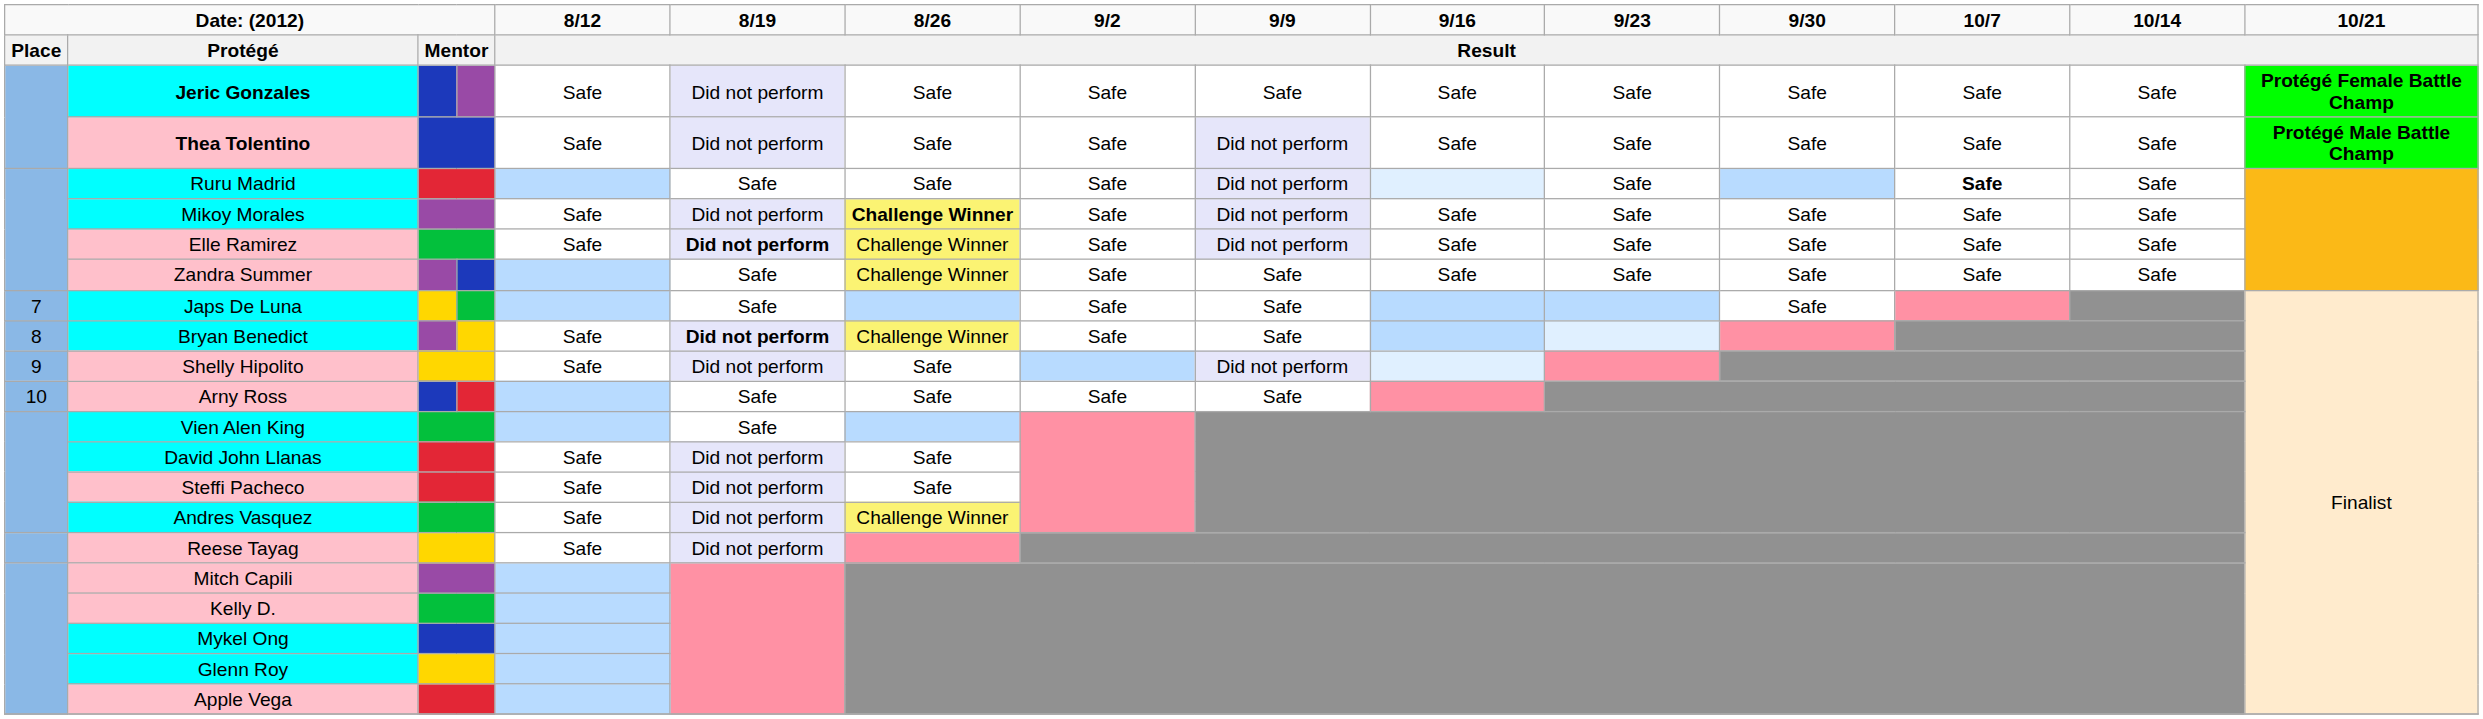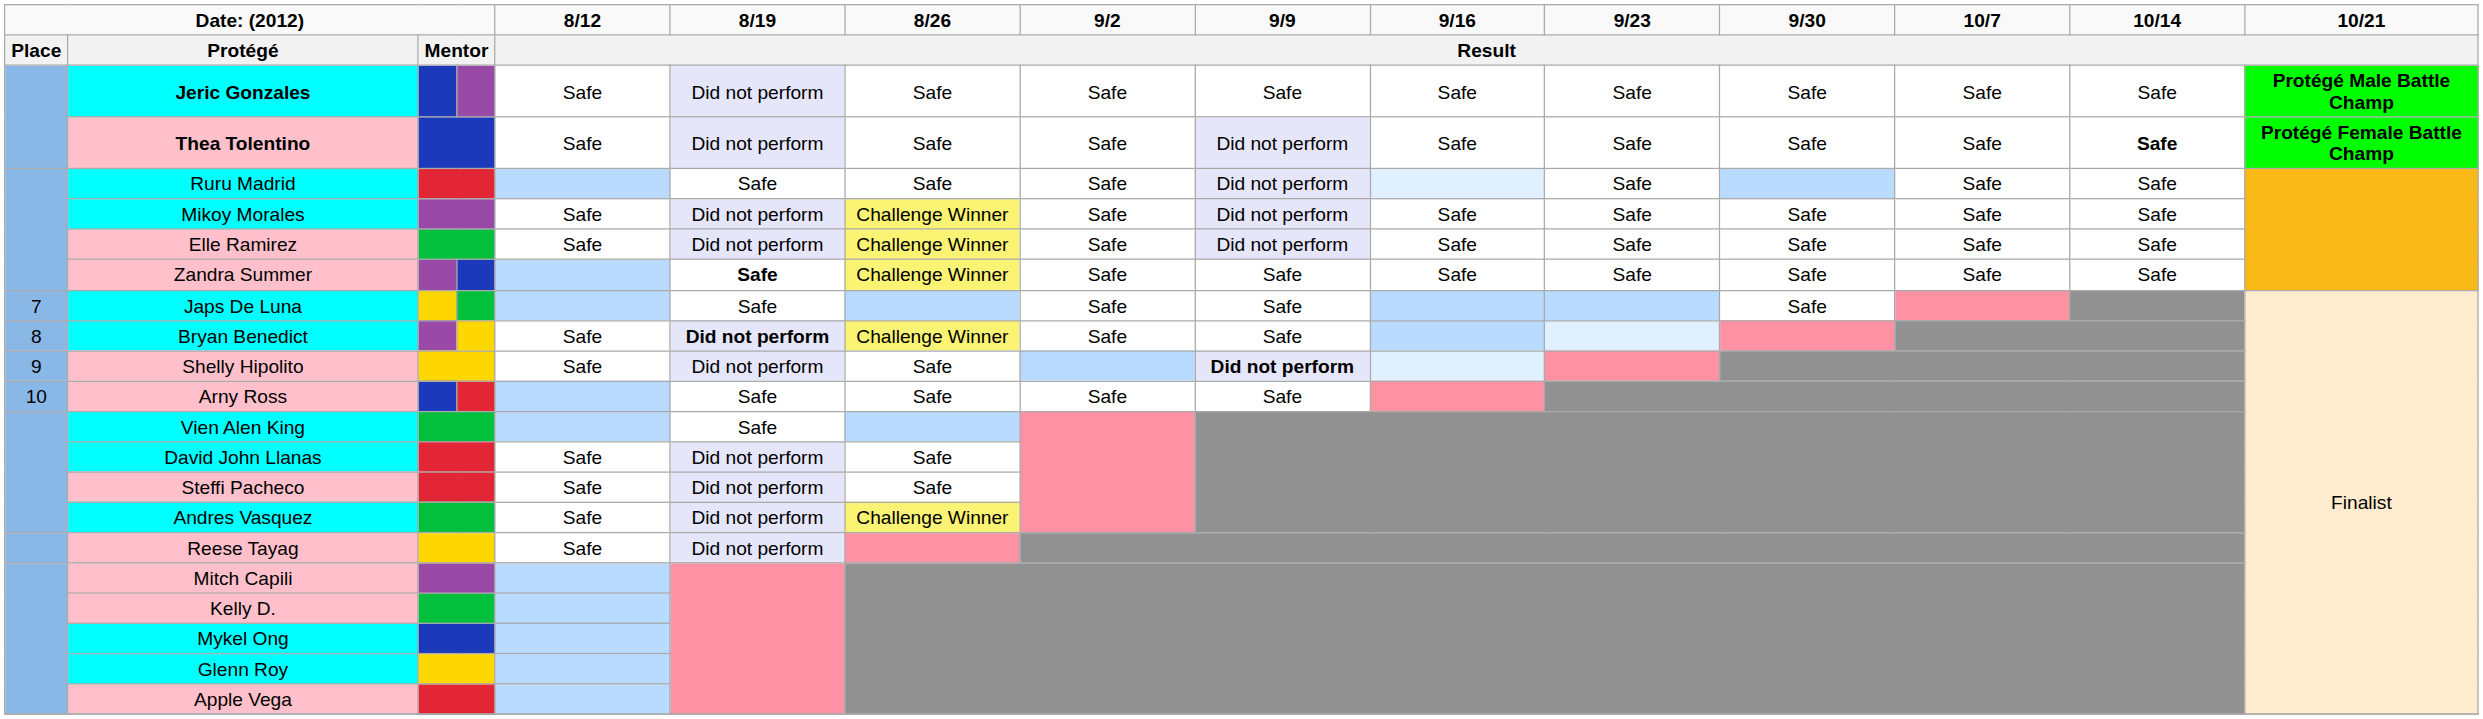(2361, 91) Protégé Female Battle Champ -> (2361, 91) Protégé Male Battle Champ
(2157, 143) normal -> (2157, 143) bold
(2361, 143) Protégé Male Battle Champ -> (2361, 143) Protégé Female Battle Champ
(1982, 184) bold -> (1982, 184) normal
(932, 214) bold -> (932, 214) normal
(757, 245) bold -> (757, 245) normal
(757, 275) normal -> (757, 275) bold
(1282, 366) normal -> (1282, 366) bold
